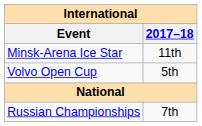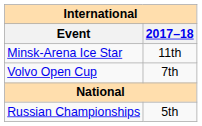(170, 72) 5th -> (170, 72) 7th
(170, 111) 7th -> (170, 111) 5th
